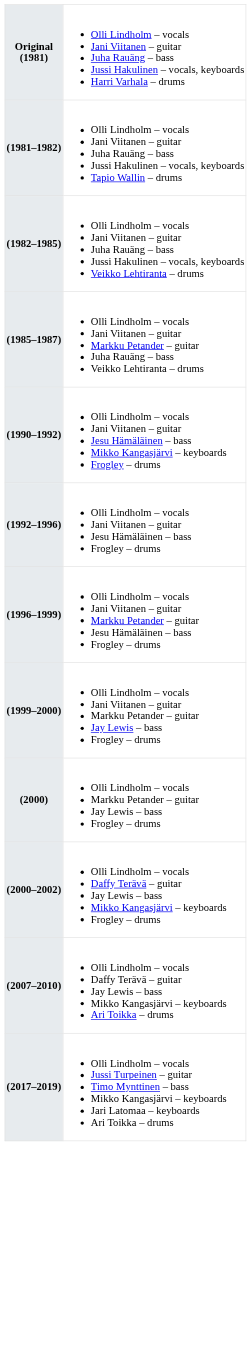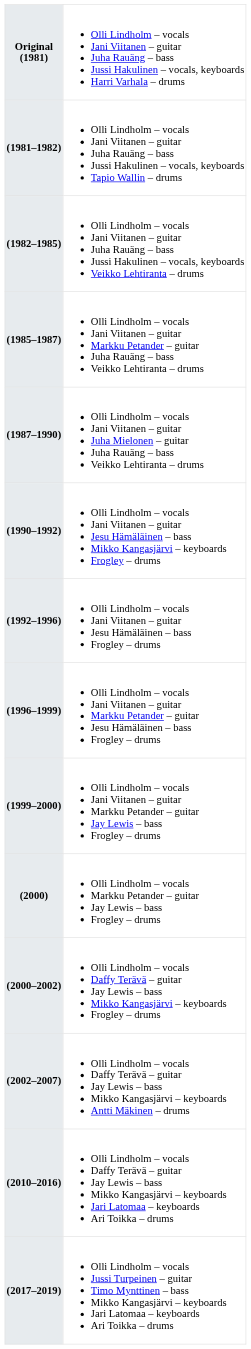+ row: (34, 435)
+ row: (34, 1081)
- row: (34, 985)
+ row: (34, 1182)
